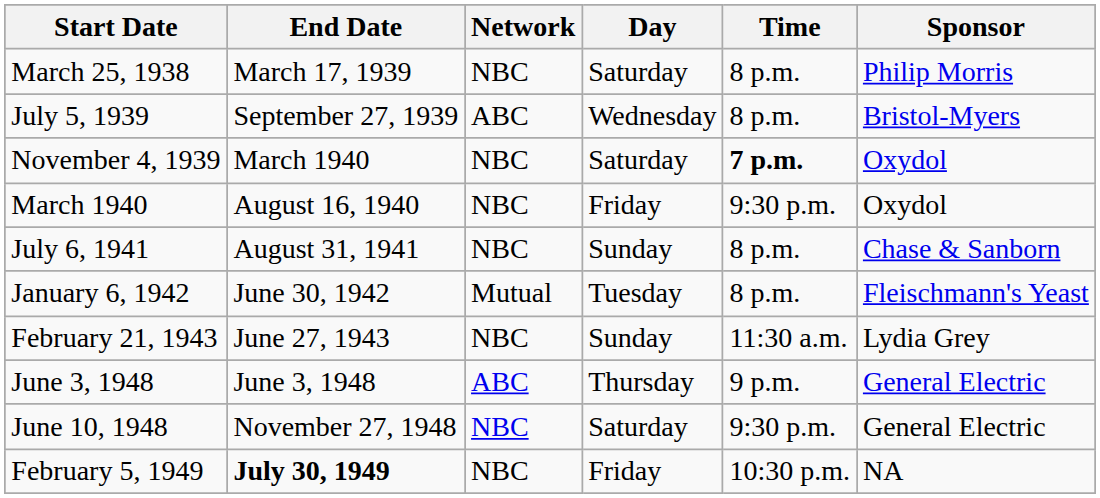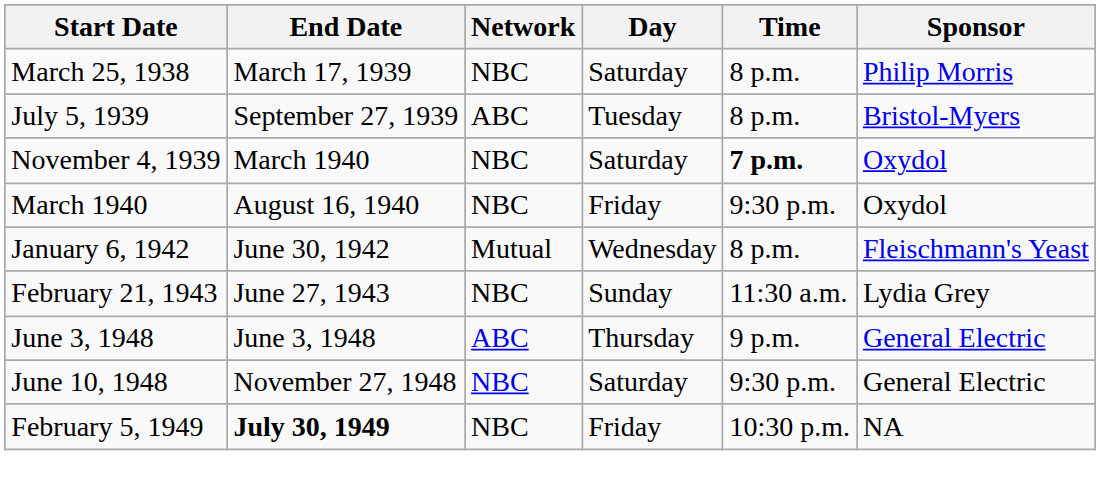(652, 115) Wednesday -> (635, 115) Tuesday
- row: (80, 248)
(635, 293) Tuesday -> (652, 248) Wednesday
